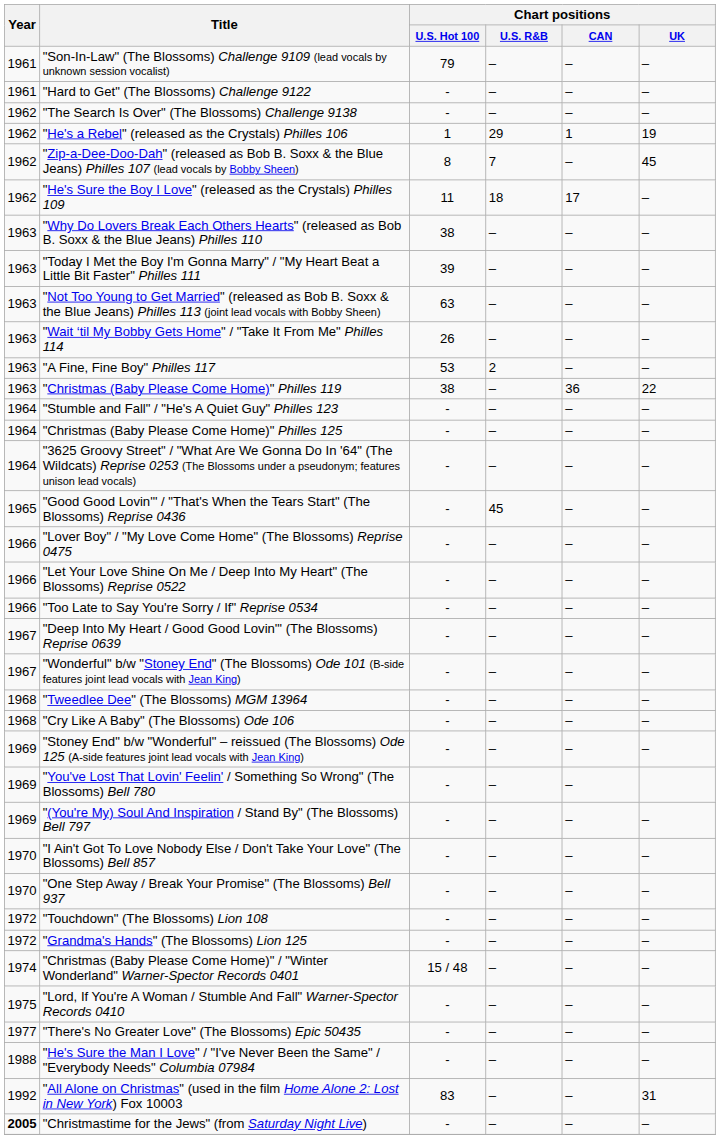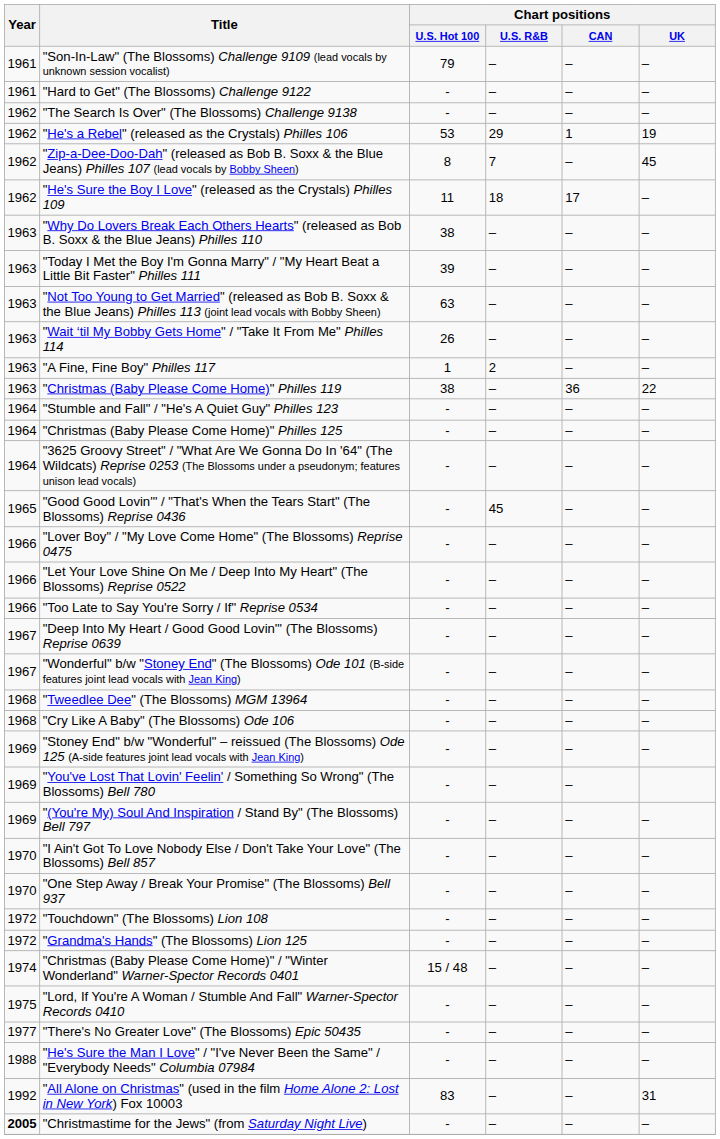(447, 133) 1 -> (447, 133) 53
(447, 367) 53 -> (447, 367) 1
